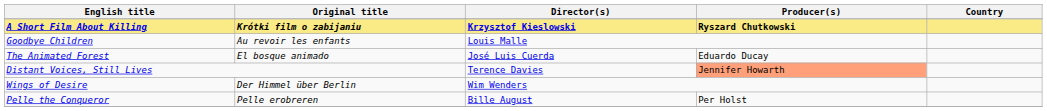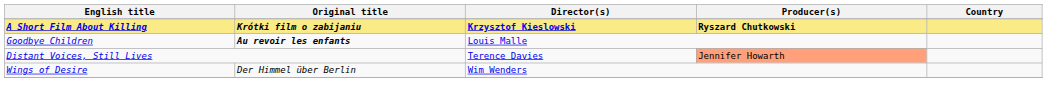(294, 41) normal -> (294, 41) bold
- row: (58, 56)
- row: (58, 99)
